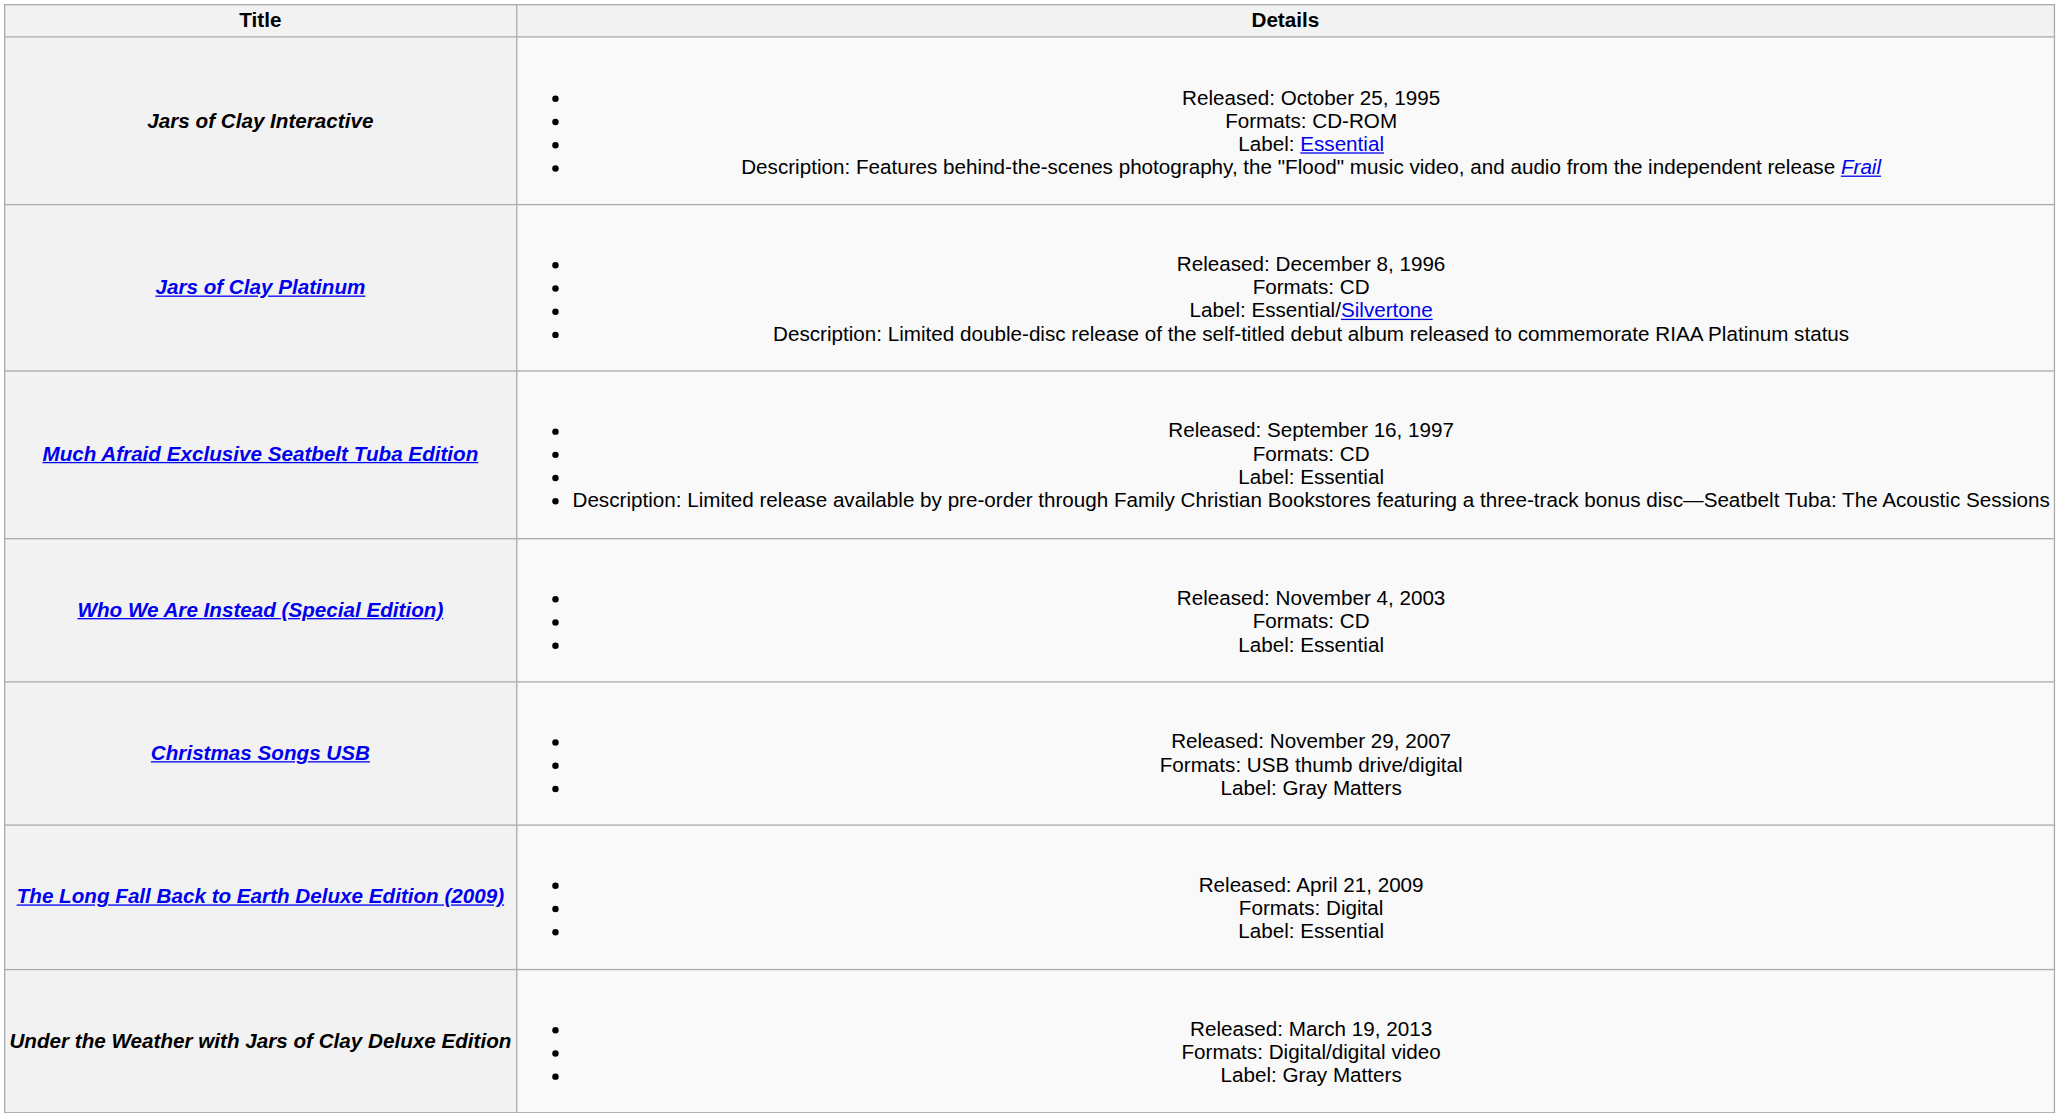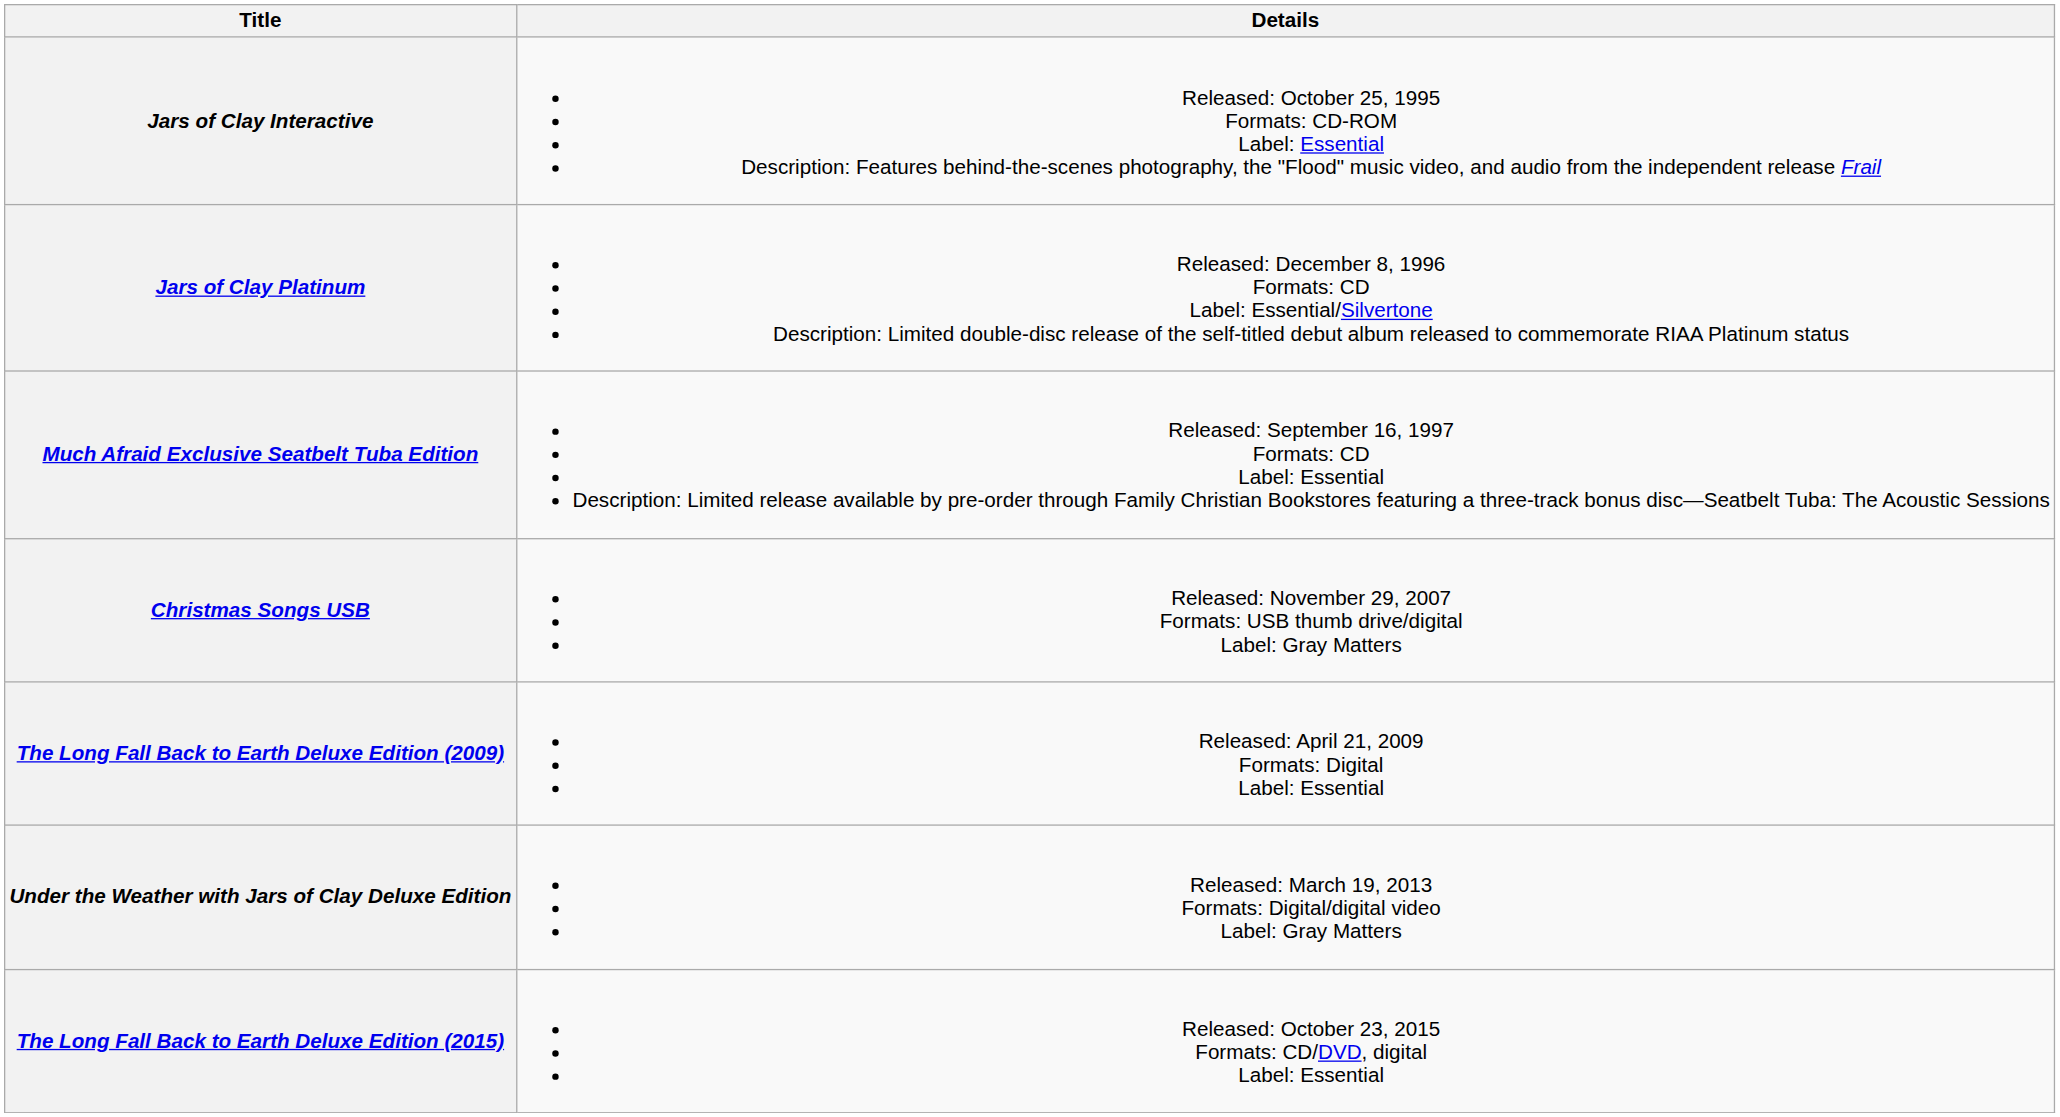- row: (260, 609)
+ row: (260, 1040)
